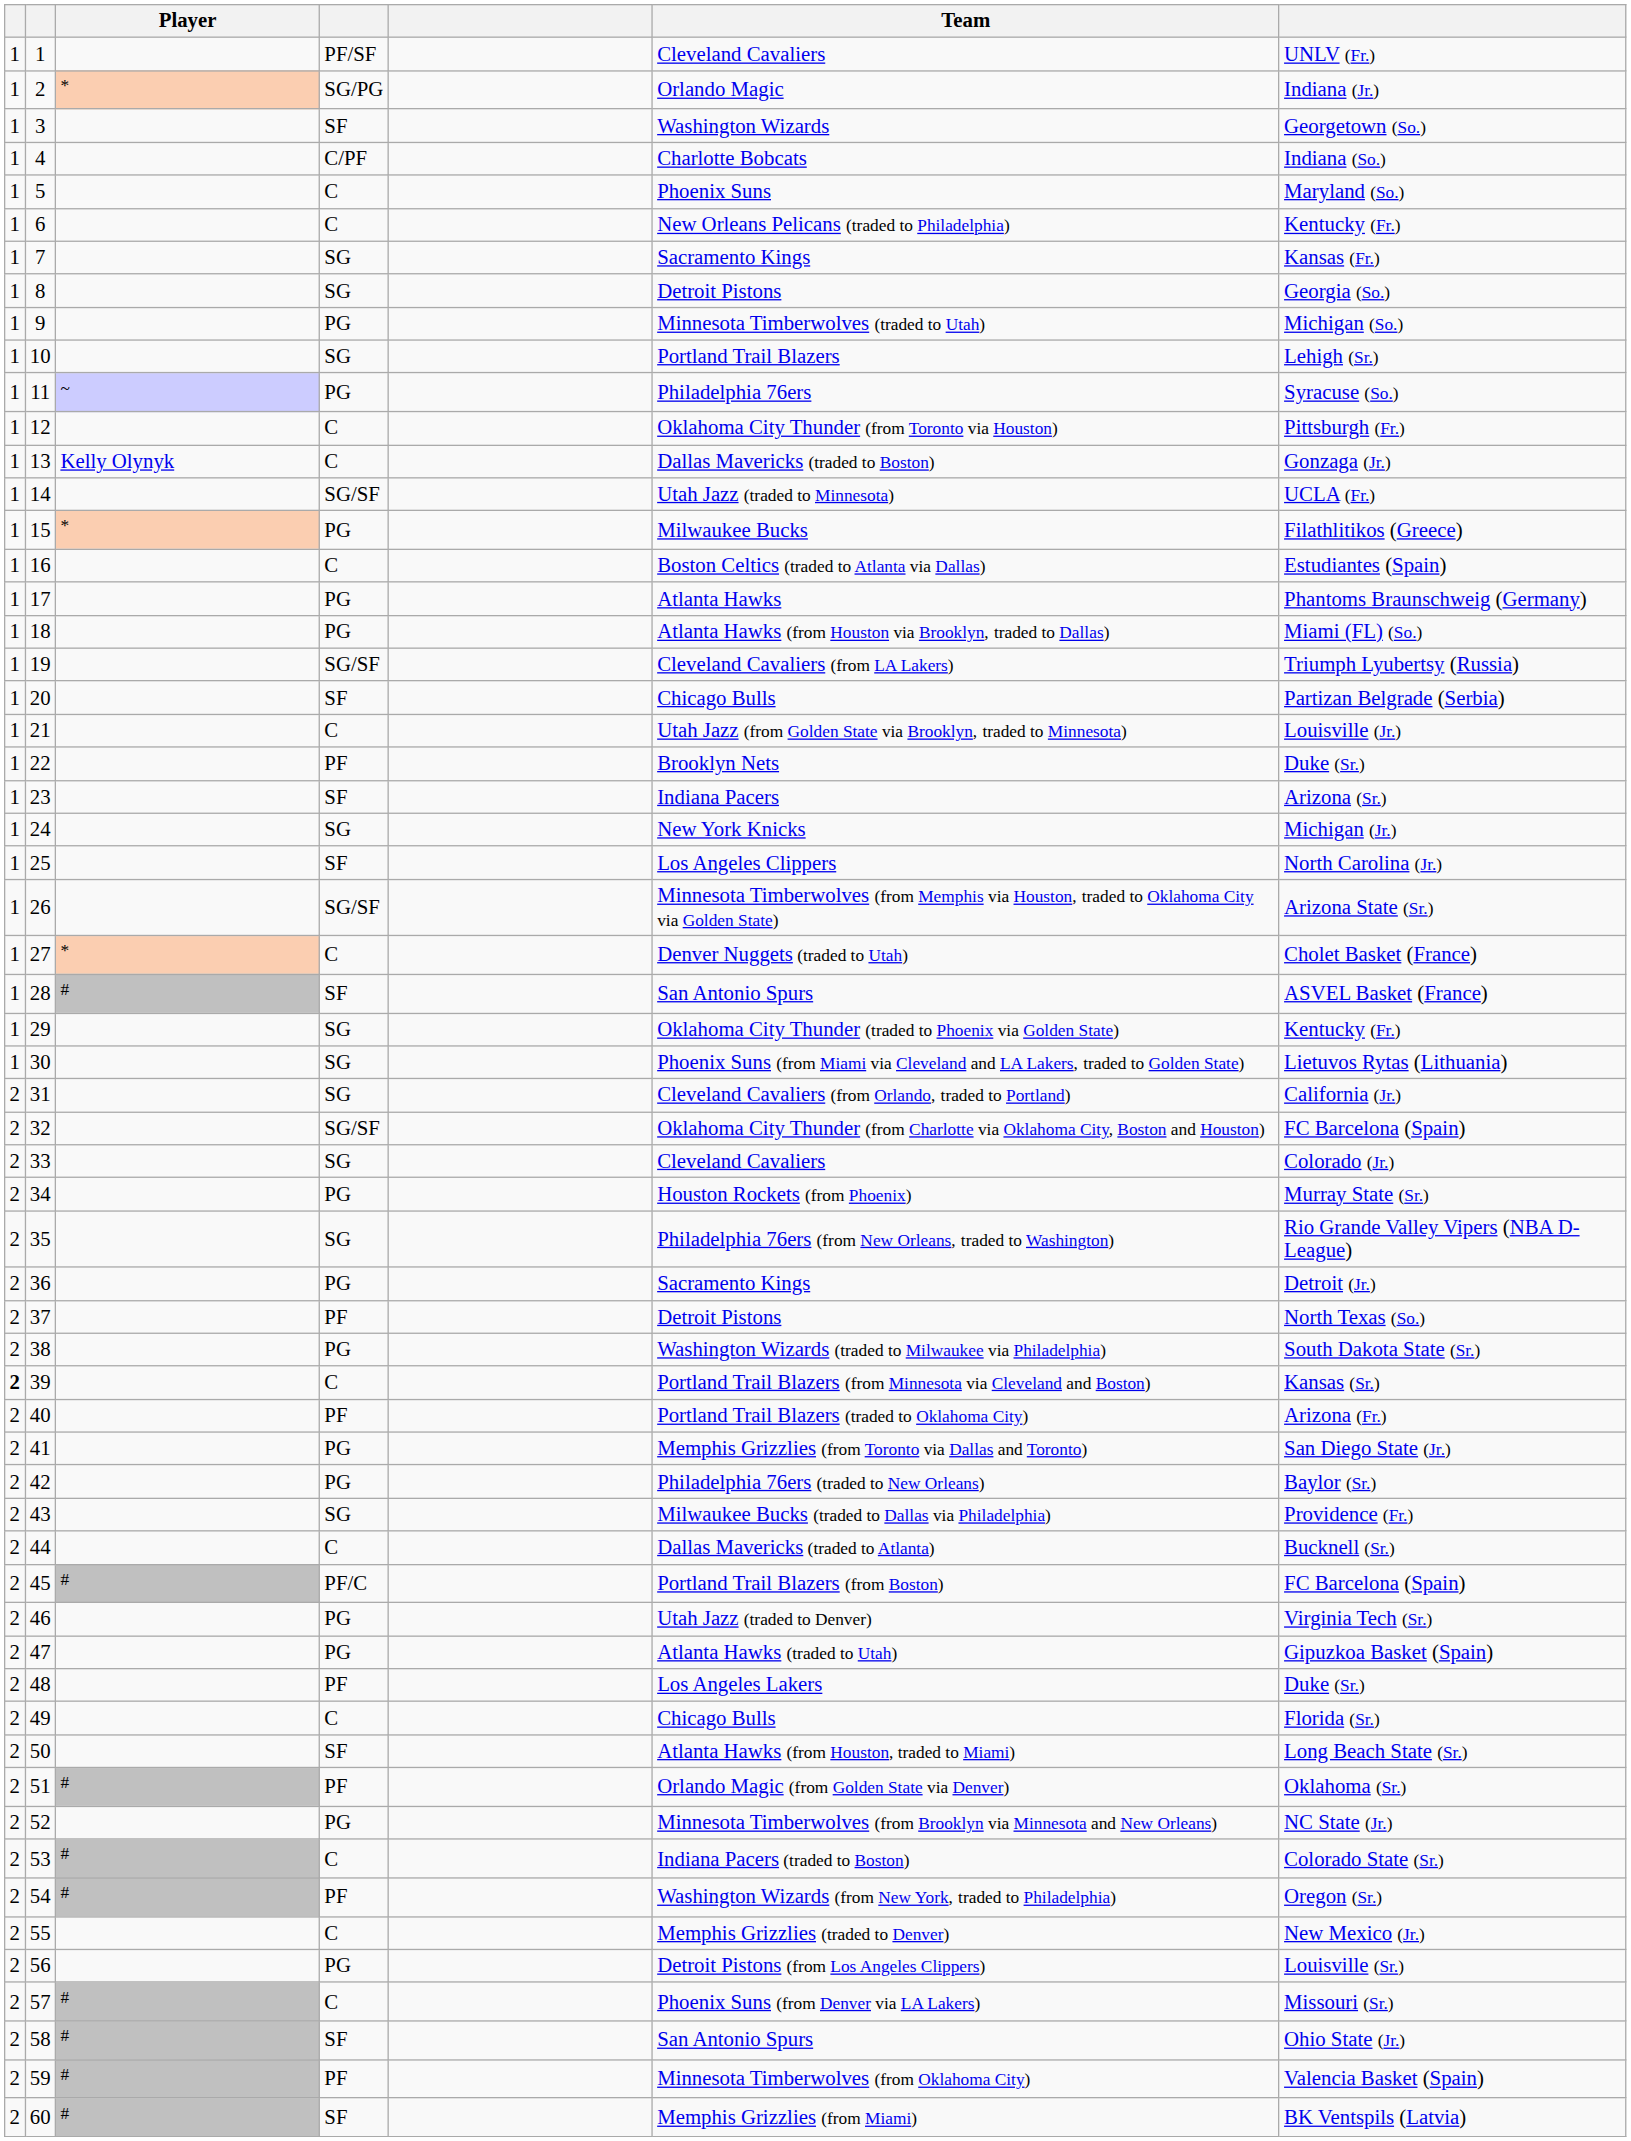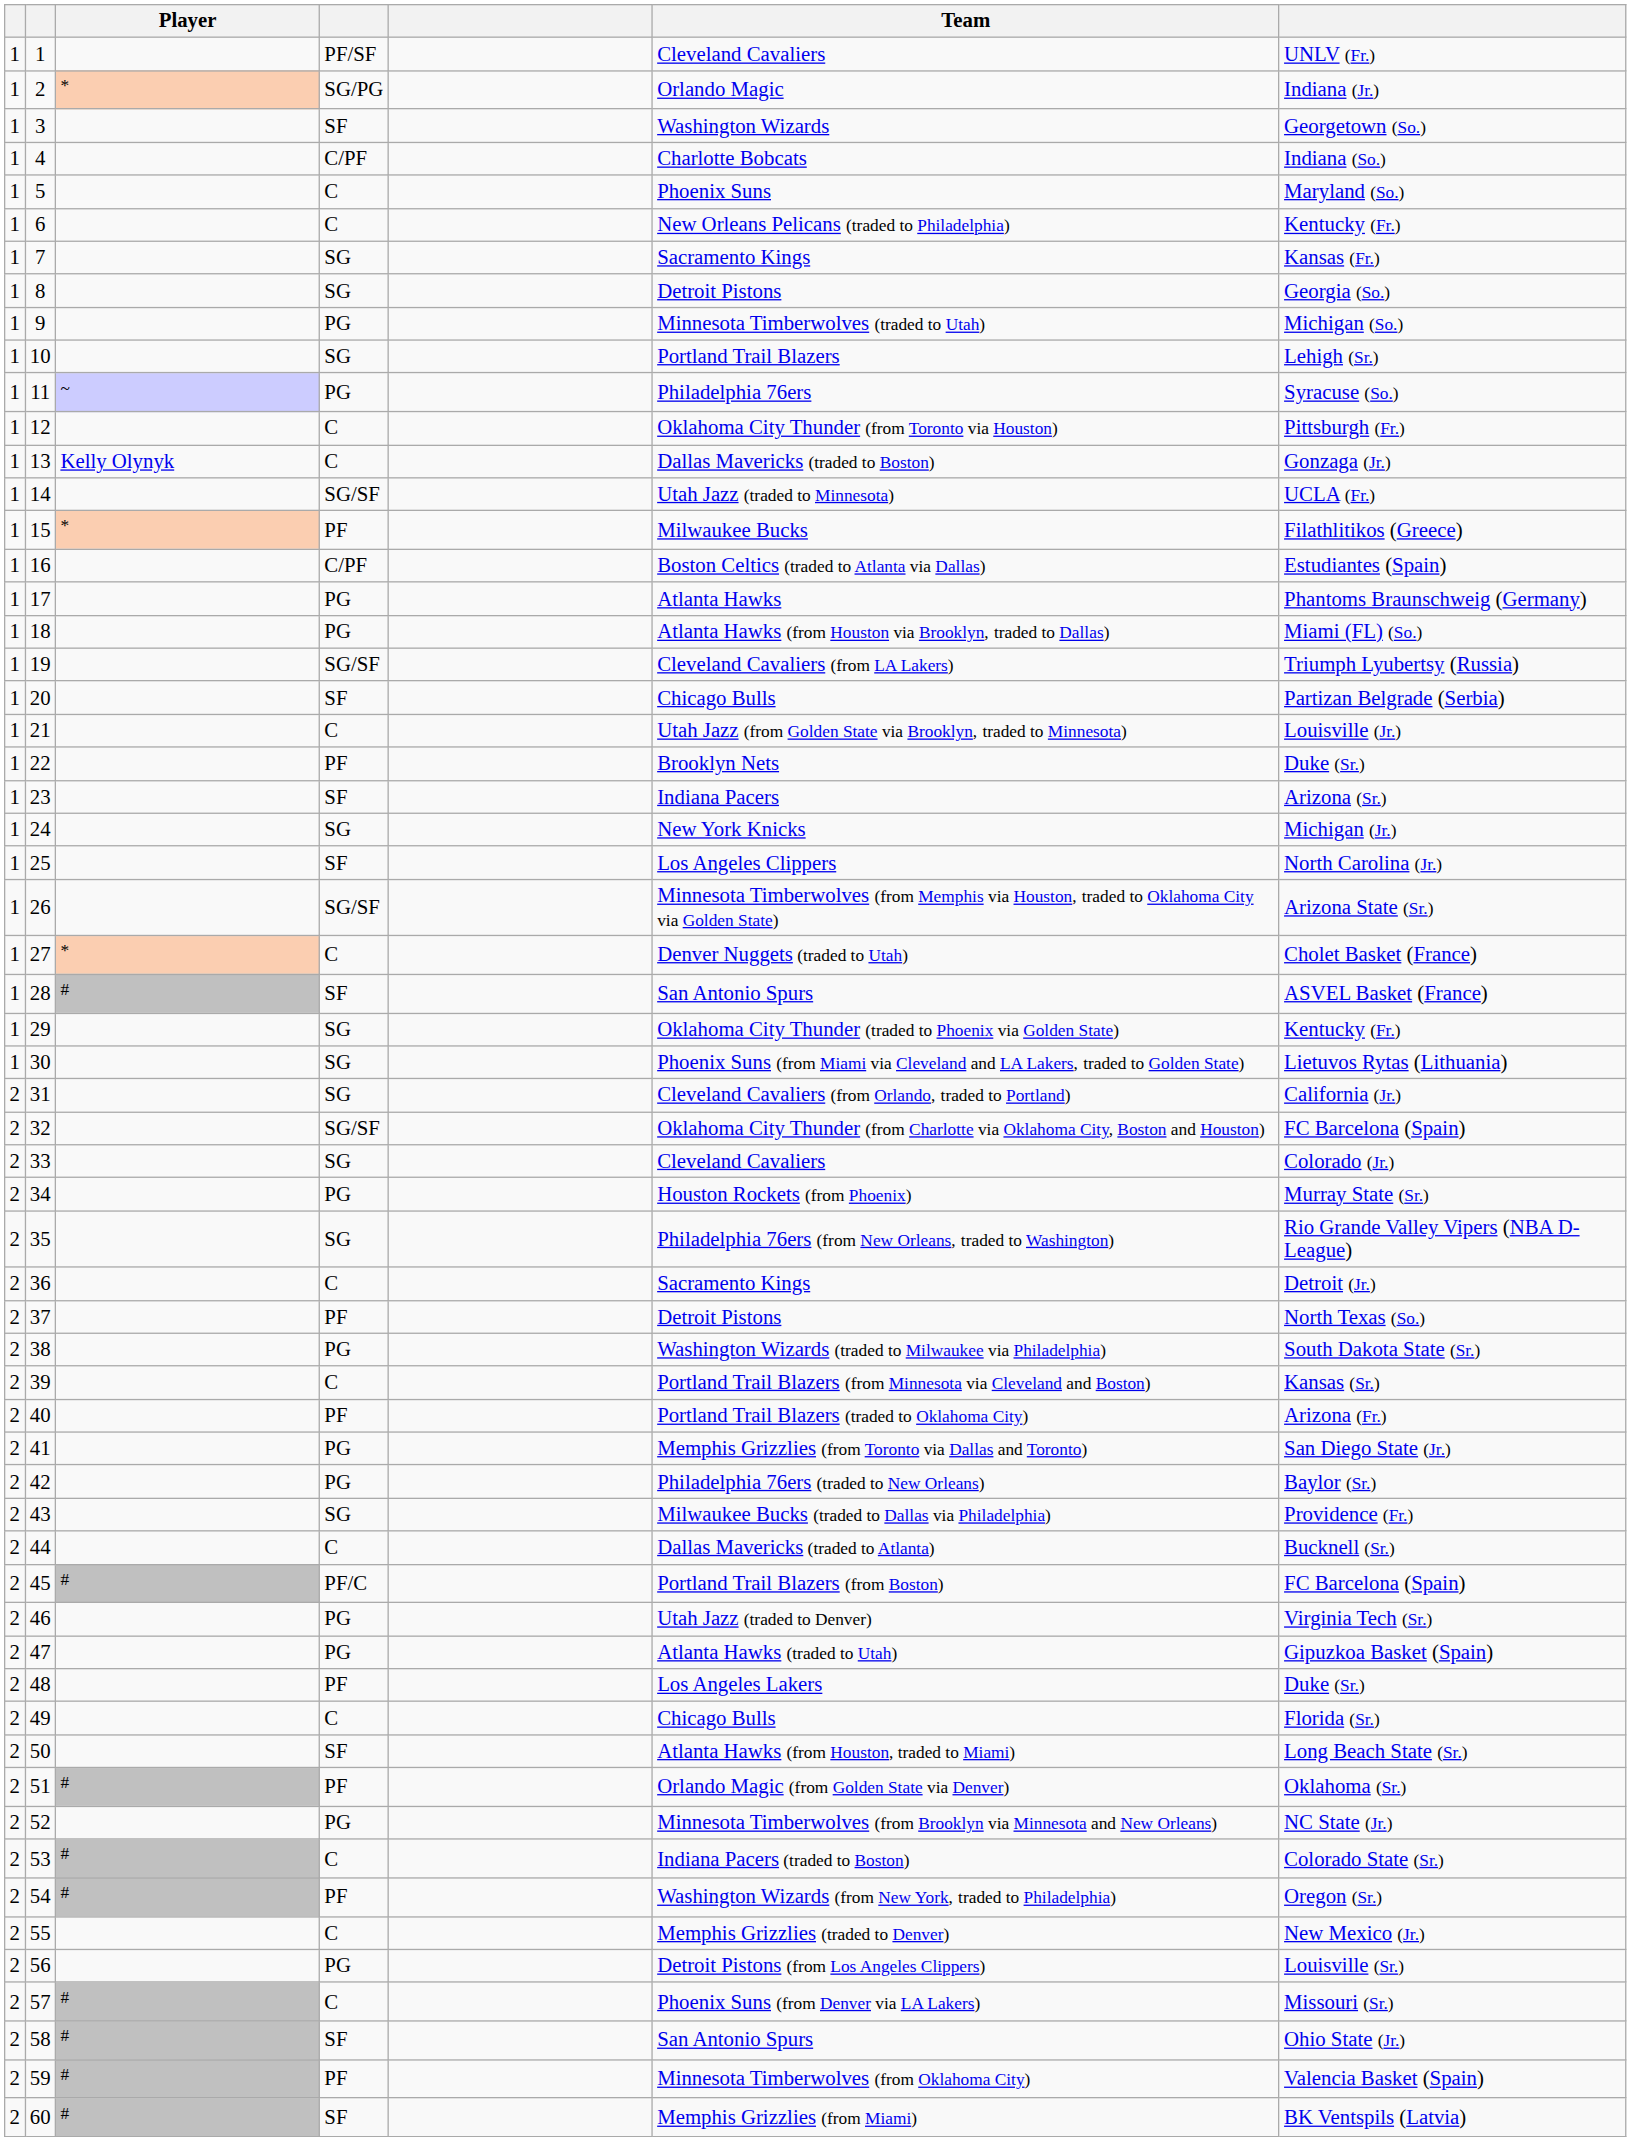(338, 529) PG -> (336, 529) PF
(331, 565) C -> (346, 565) C/PF
(338, 1283) PG -> (331, 1283) C
(15, 1382) bold -> (15, 1382) normal
